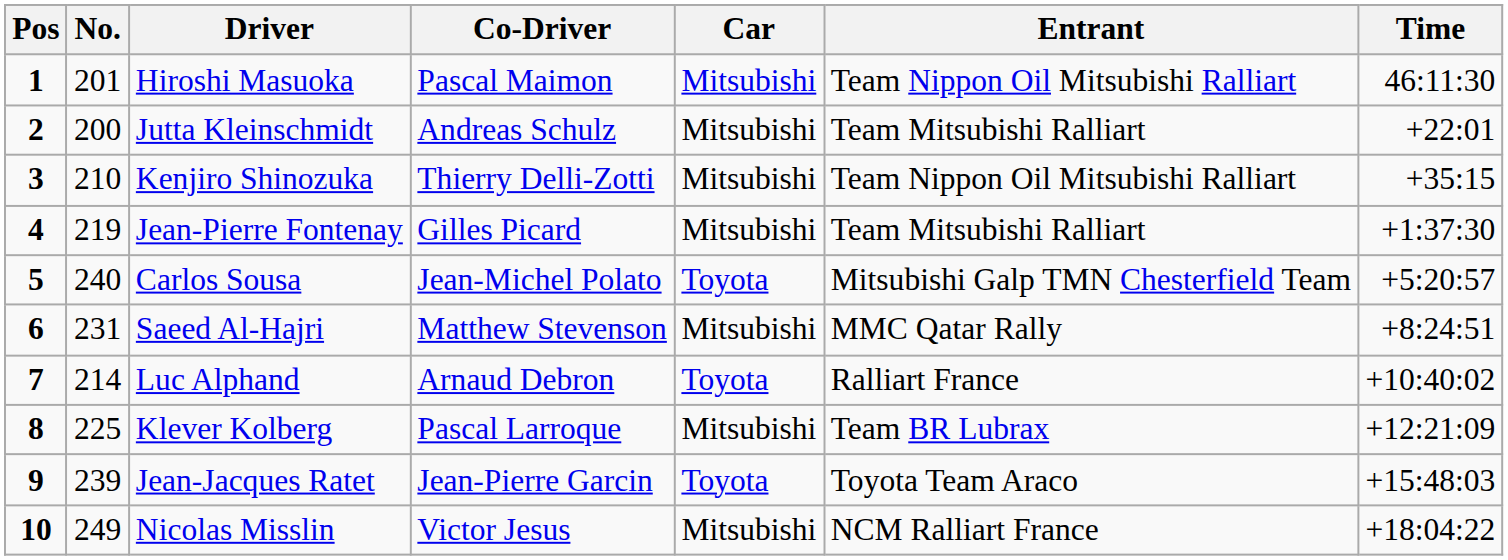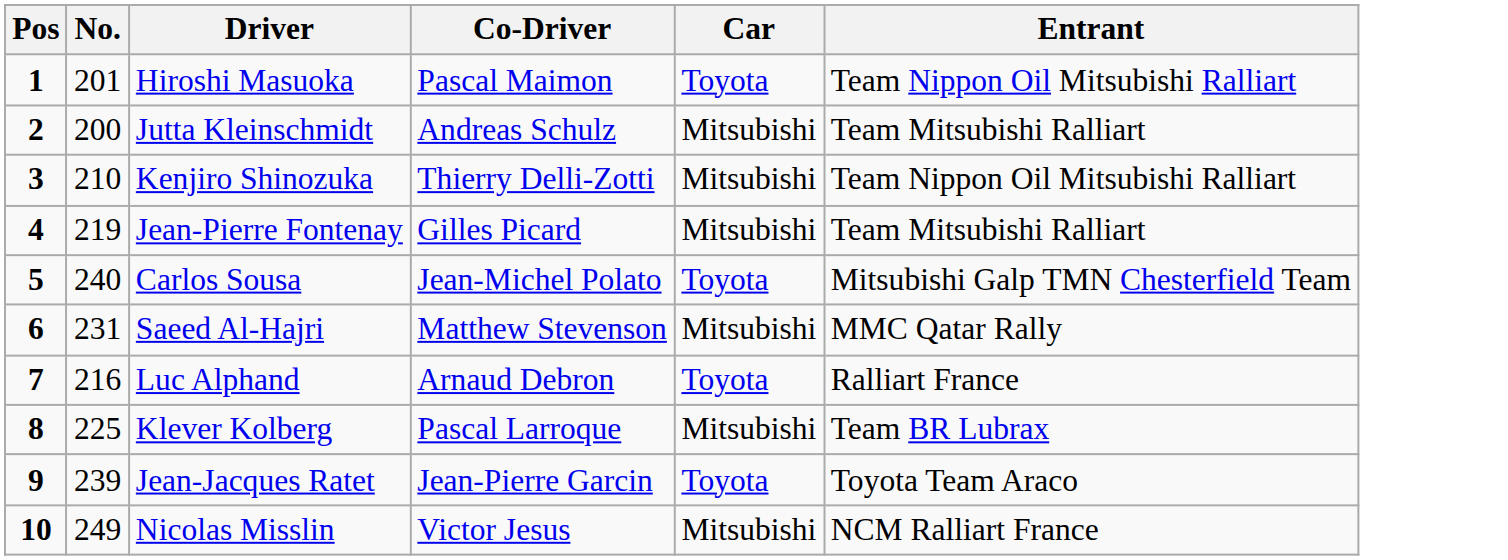- column: (1430, 29)
(749, 79) Mitsubishi -> (725, 79) Toyota
(98, 379) 214 -> (98, 379) 216
